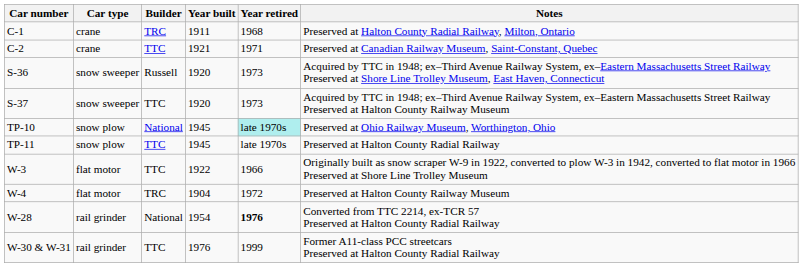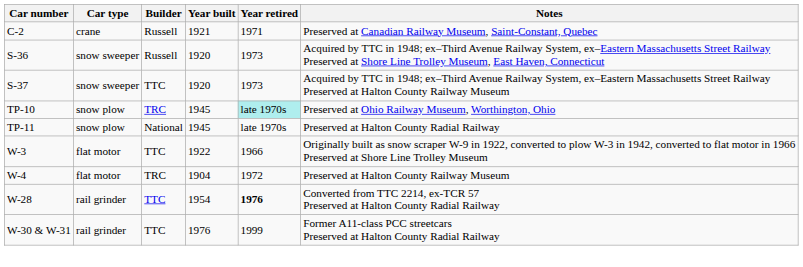- row: (15, 31)
(155, 48) TTC -> (161, 31) Russell
(164, 127) National -> (155, 109) TRC
(155, 145) TTC -> (164, 127) National
(164, 217) National -> (155, 199) TTC
